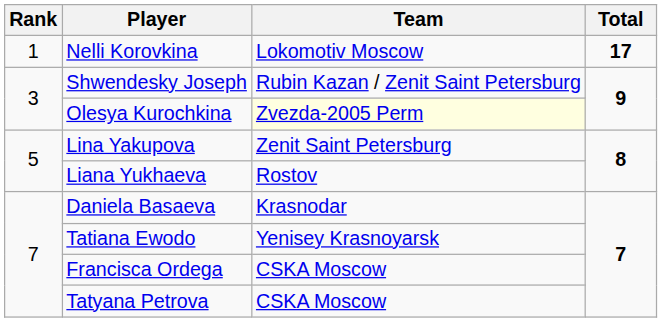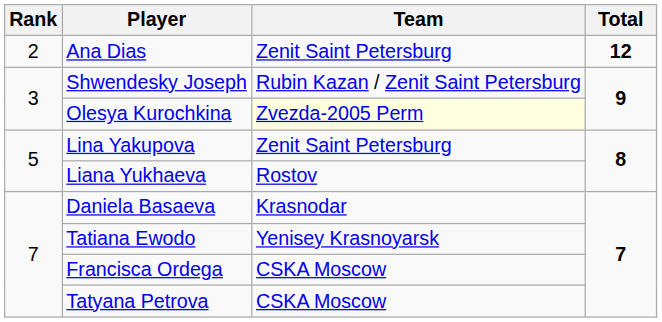- row: (132, 51)
+ row: (106, 51)
